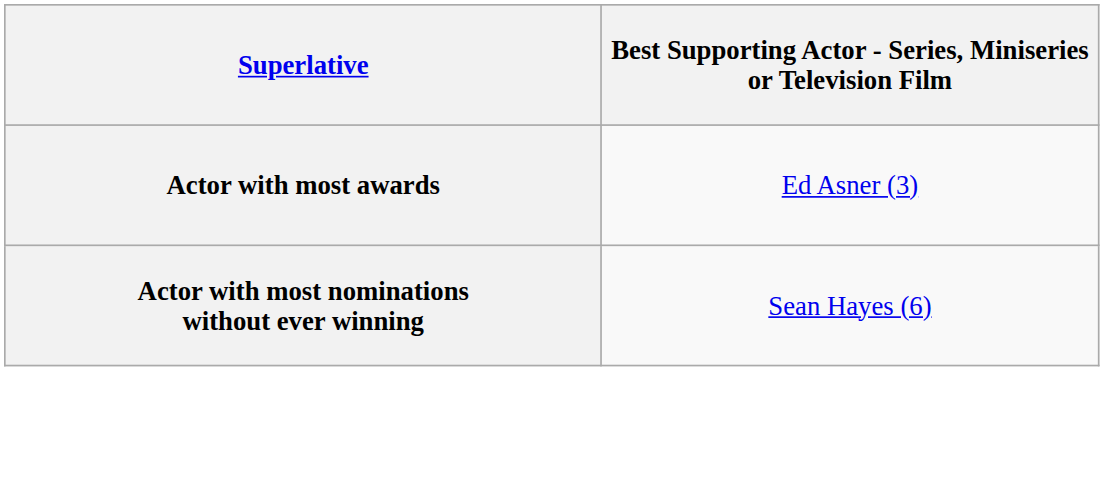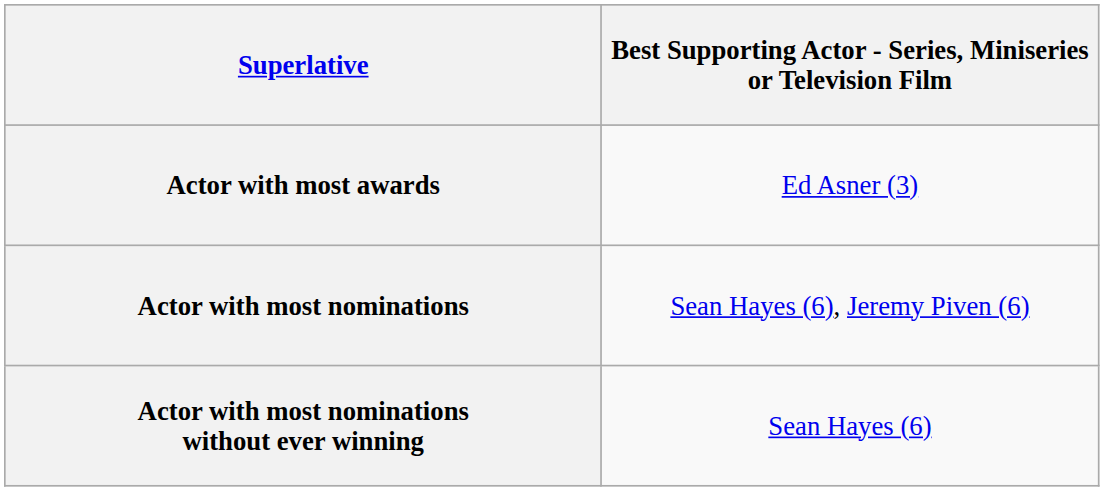+ row: (303, 305)
